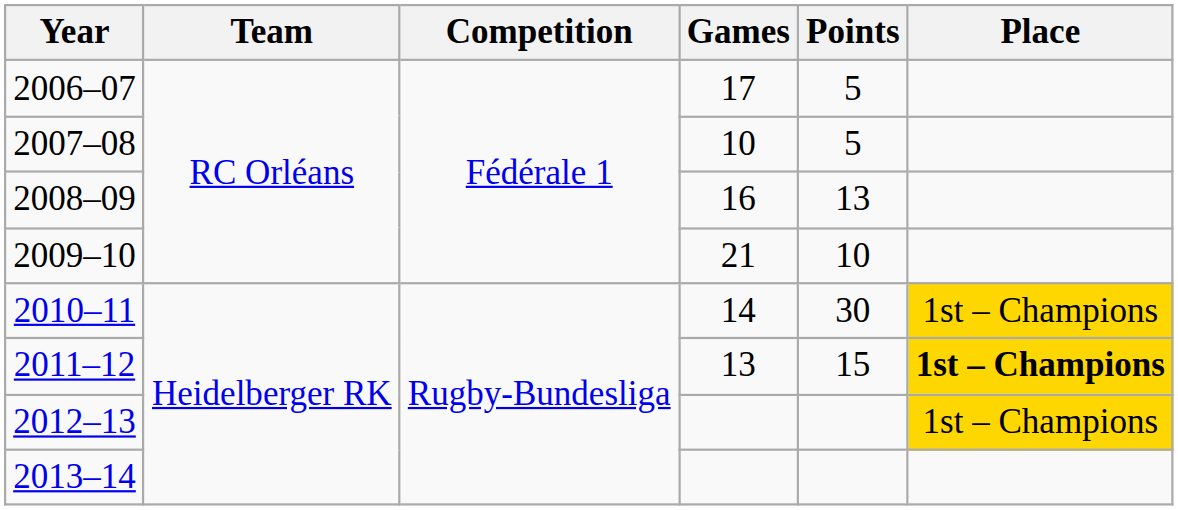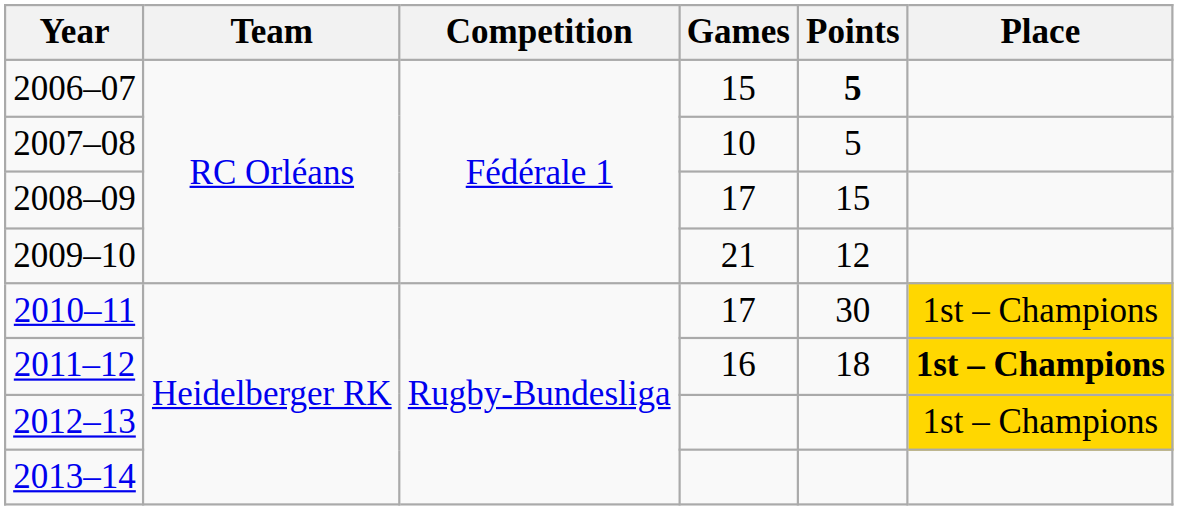(738, 87) 17 -> (738, 87) 15
(853, 87) normal -> (853, 87) bold
(738, 198) 16 -> (738, 198) 17
(853, 198) 13 -> (853, 198) 15
(853, 254) 10 -> (853, 254) 12
(738, 310) 14 -> (738, 310) 17
(738, 365) 13 -> (738, 365) 16
(853, 365) 15 -> (853, 365) 18
